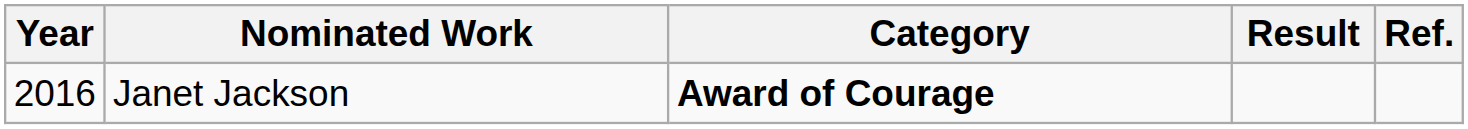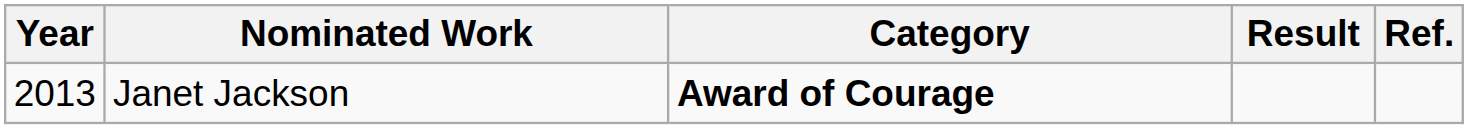(55, 92) 2016 -> (55, 92) 2013
